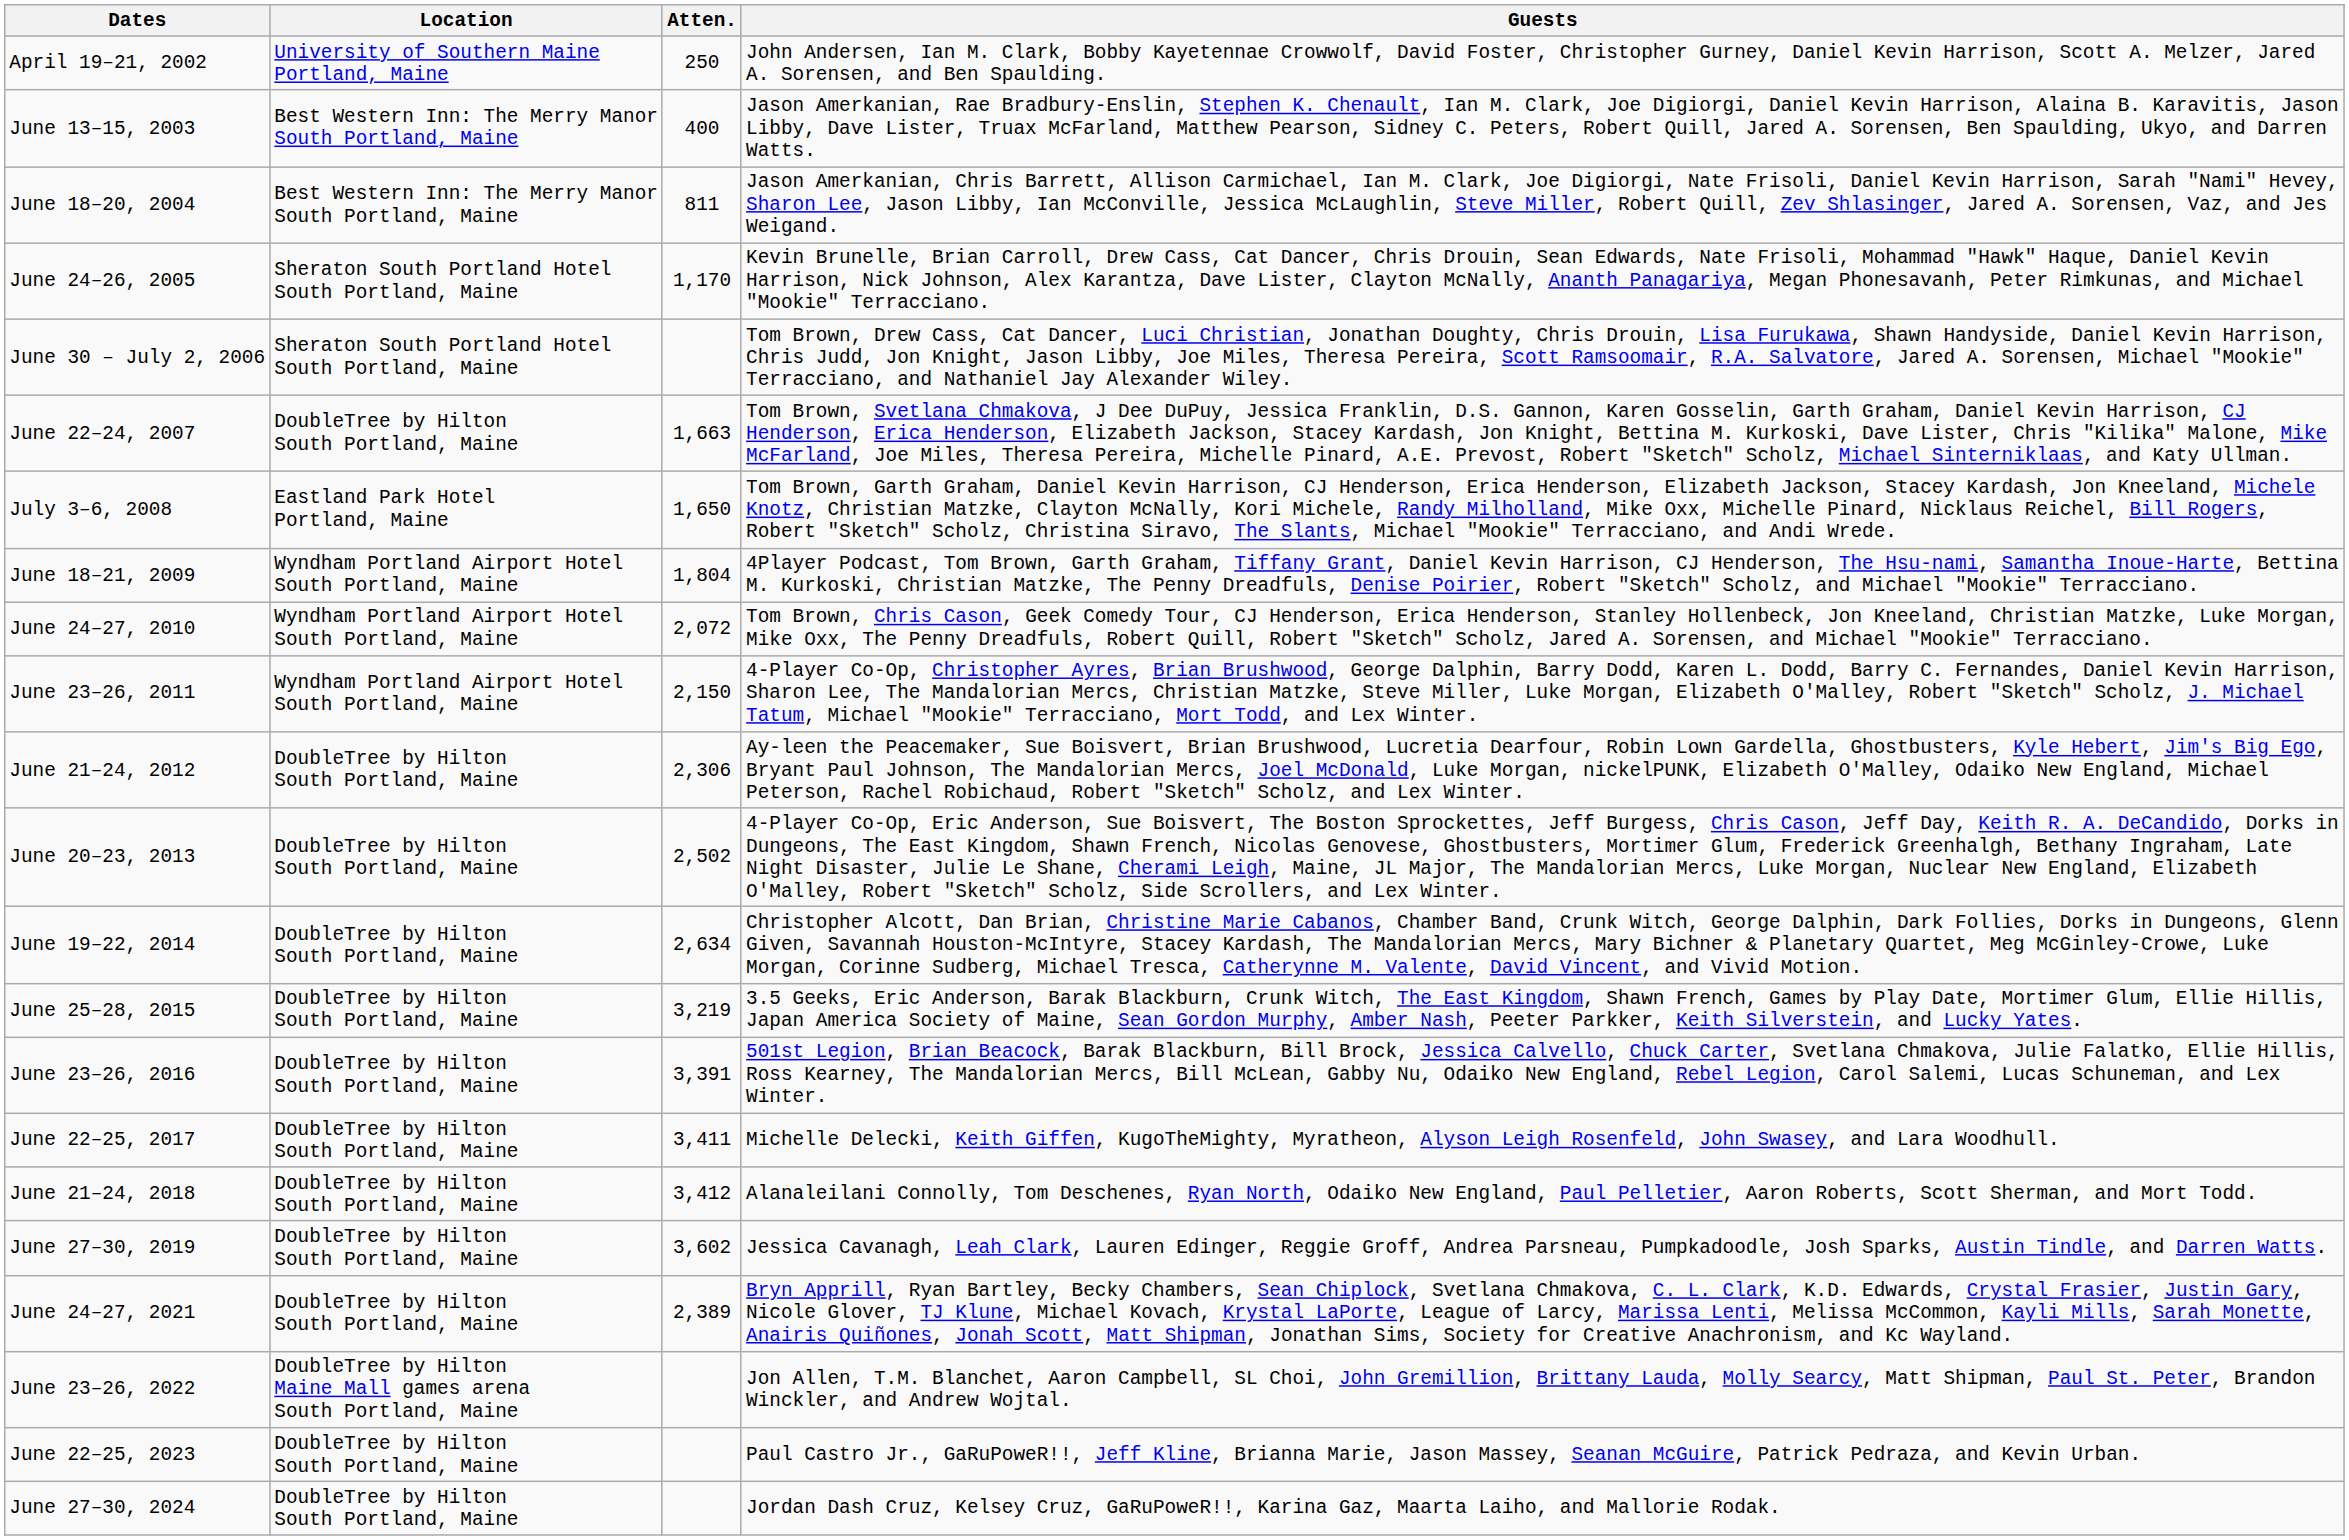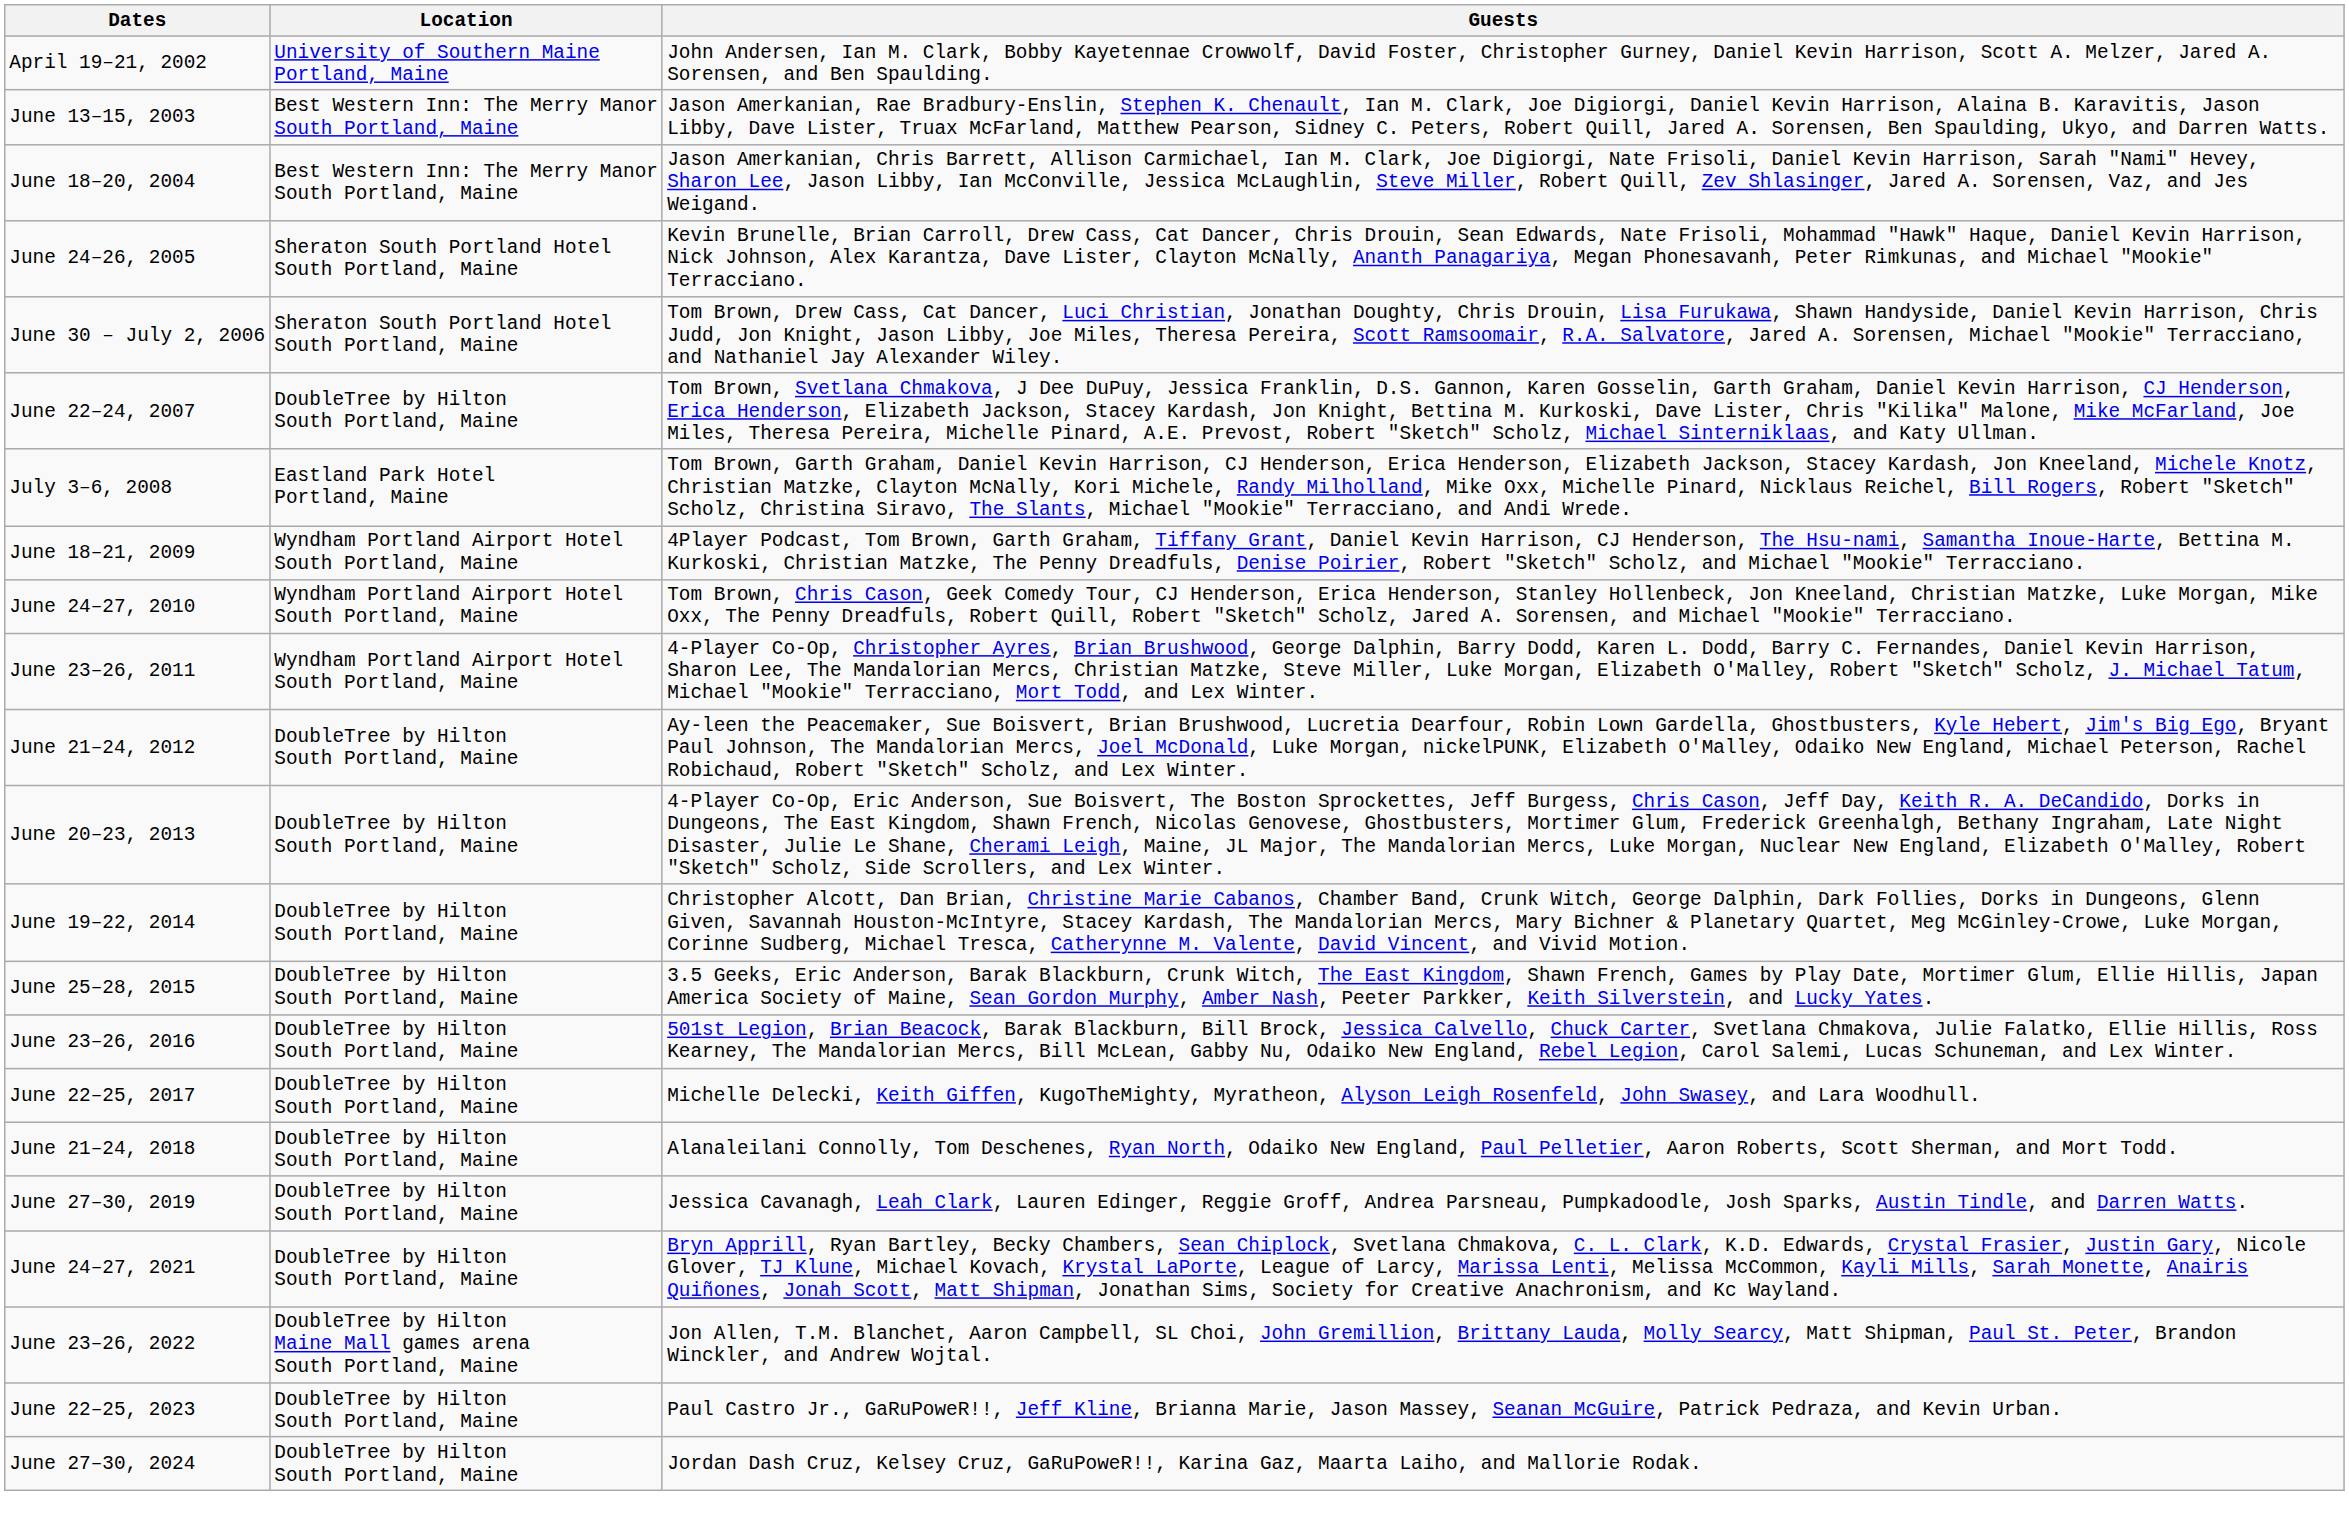- column: (702, 21)
